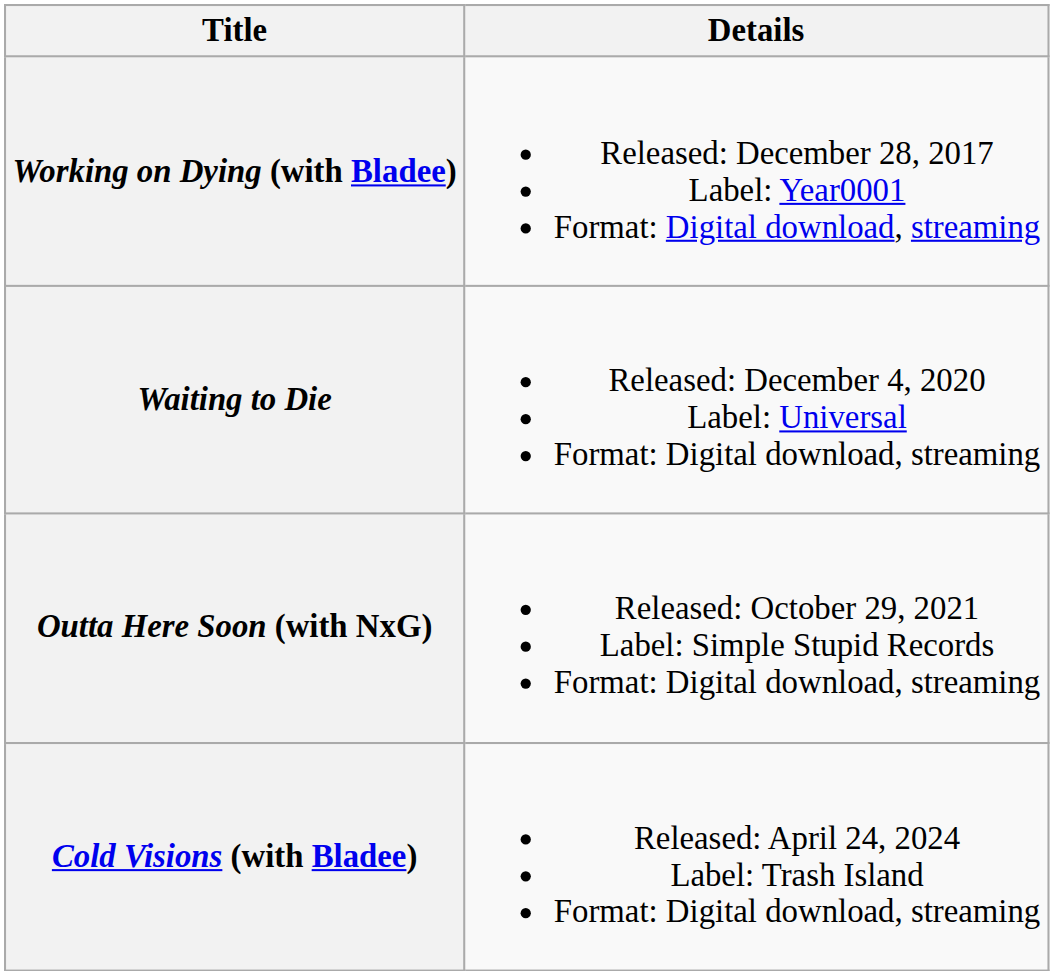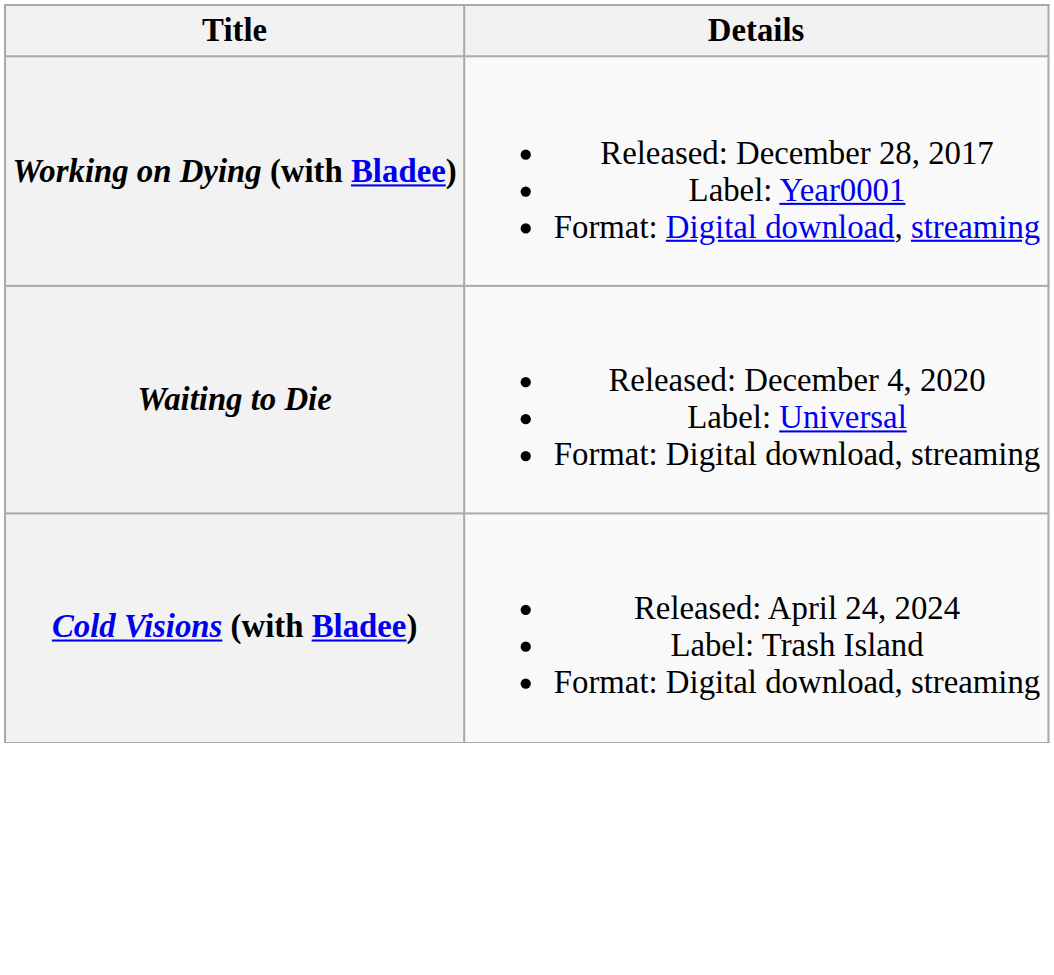- row: (235, 627)
